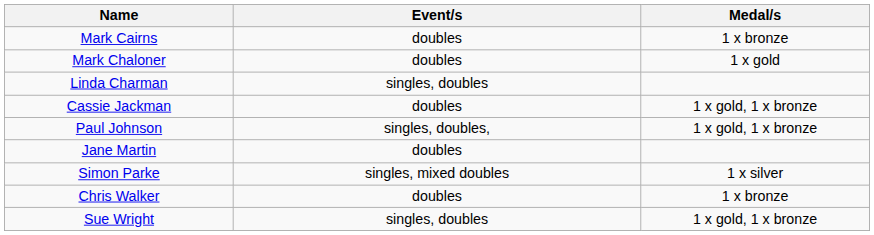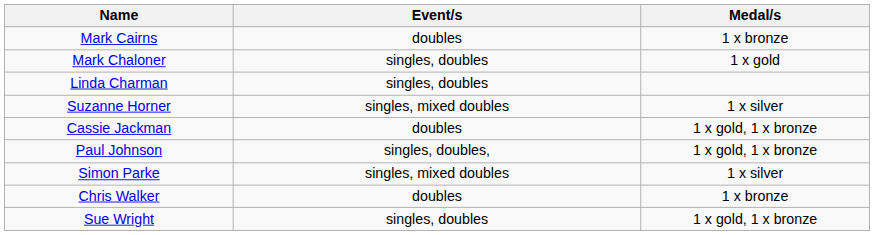(437, 60) doubles -> (437, 60) singles, doubles
+ row: (119, 106)
- row: (119, 151)
